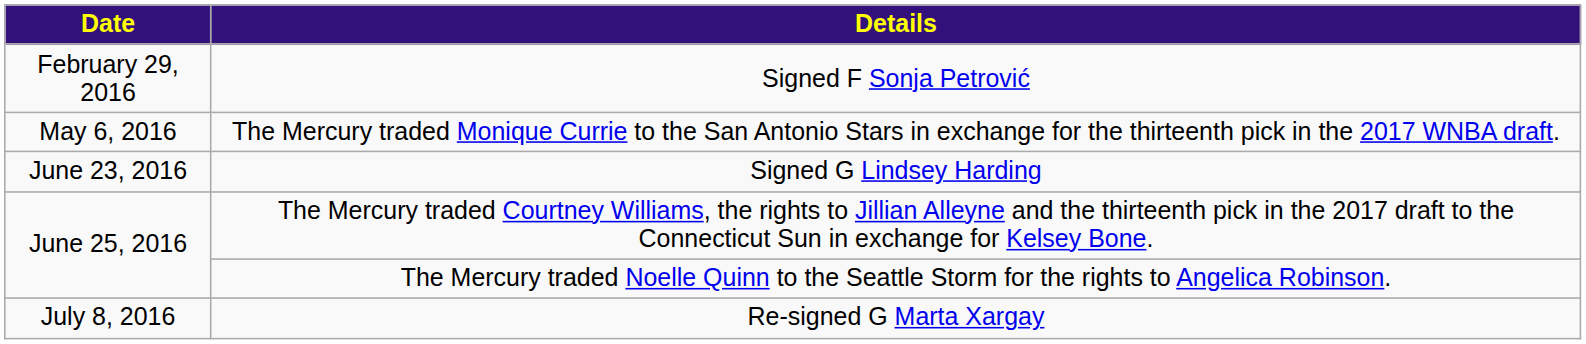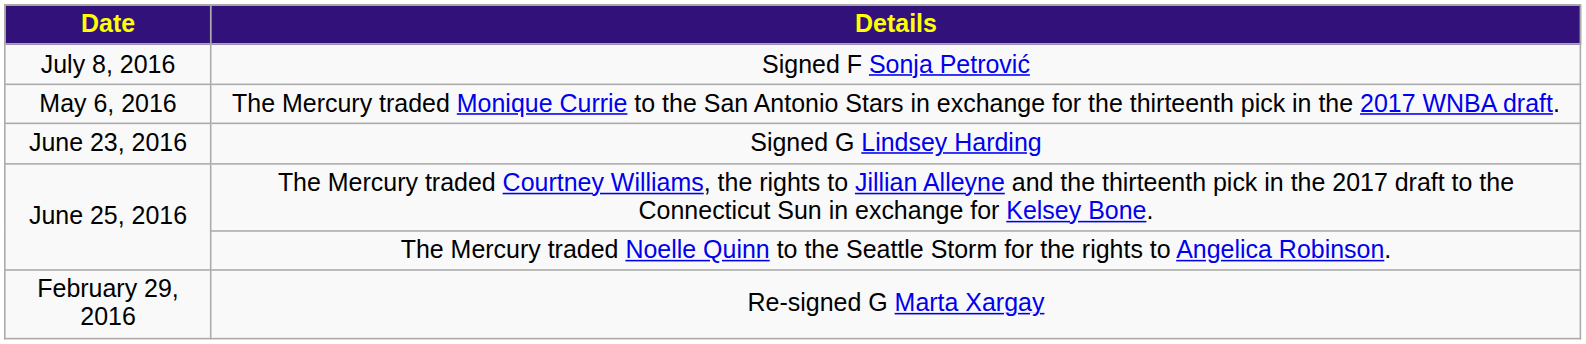(108, 77) February 29, 2016 -> (108, 63) July 8, 2016
(108, 317) July 8, 2016 -> (108, 303) February 29, 2016
